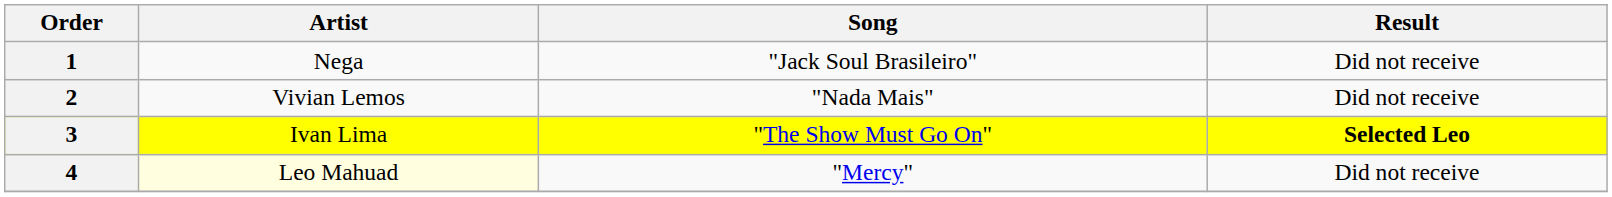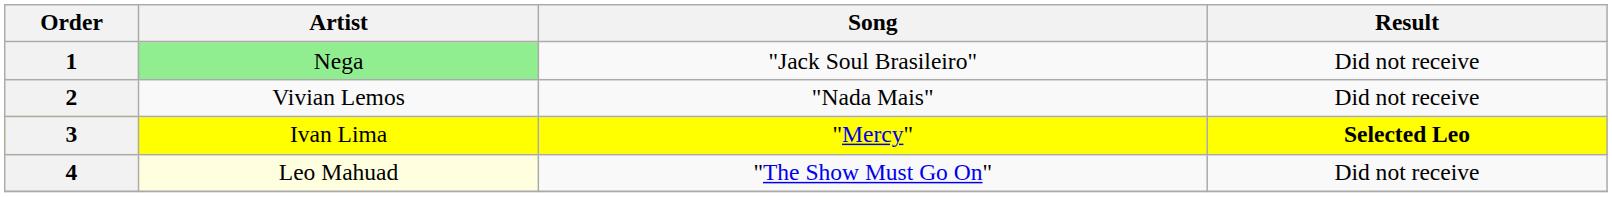(339, 60) no background -> (339, 60) lightgreen background
(873, 135) "The Show Must Go On" -> (873, 135) "Mercy"
(873, 172) "Mercy" -> (873, 172) "The Show Must Go On"
